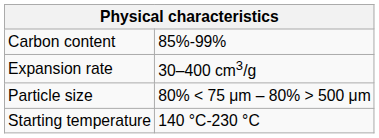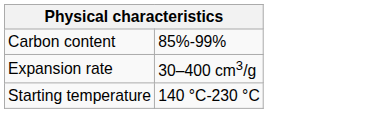- row: (50, 95)
